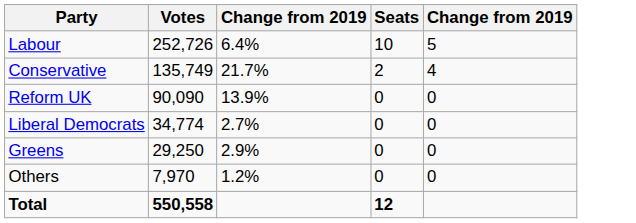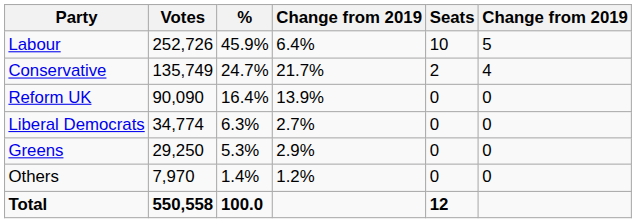+ column: (245, 17)
